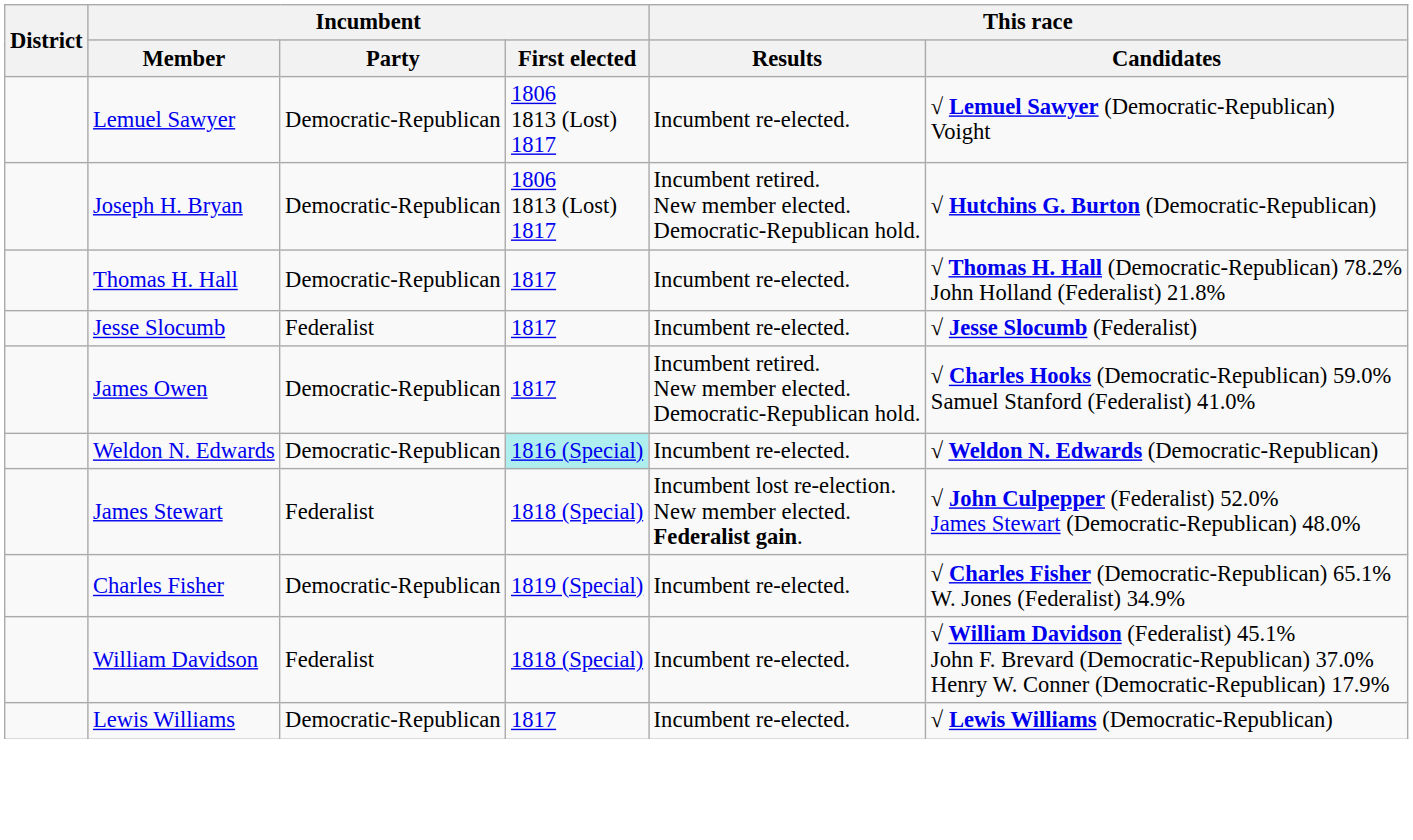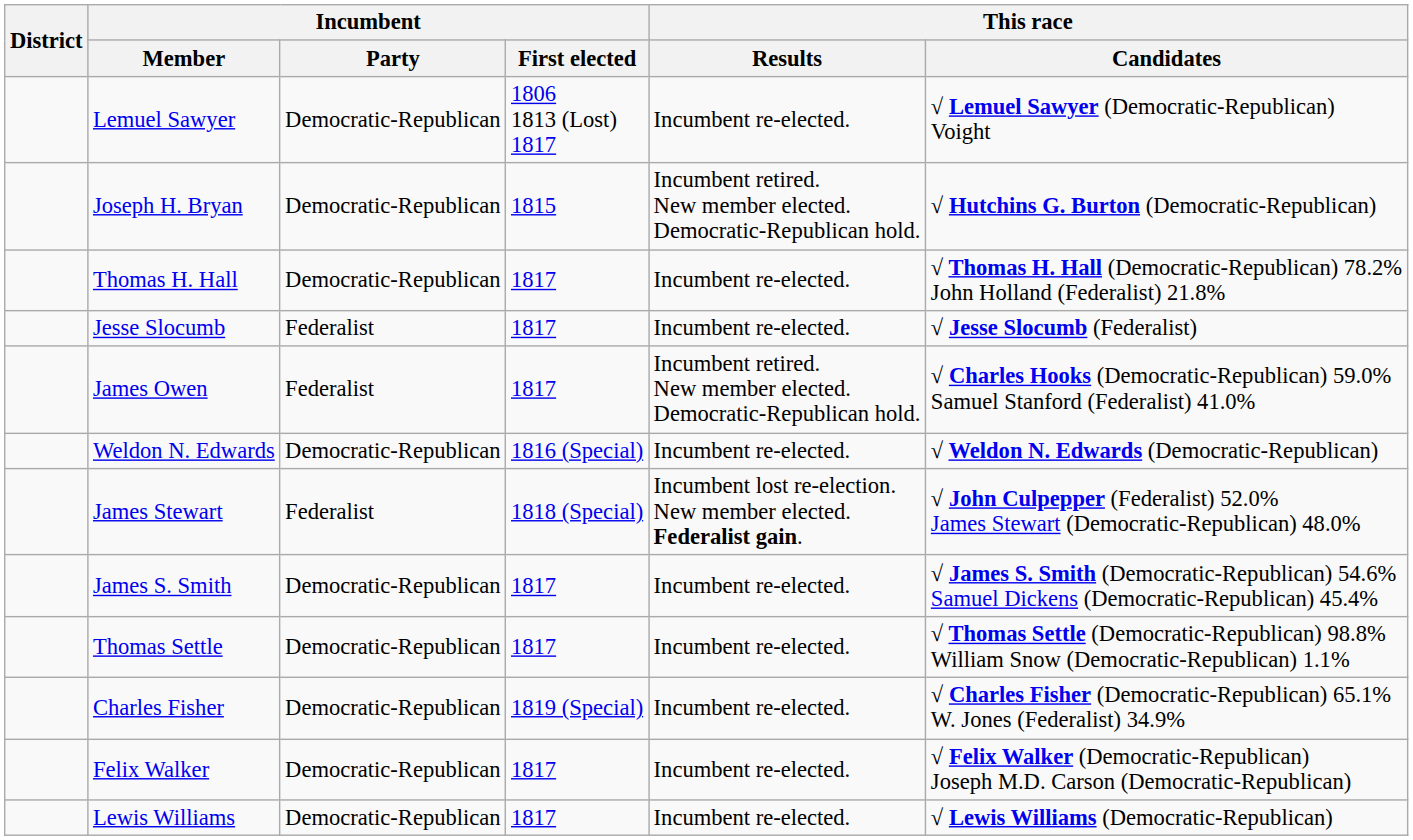(564, 205) 1806 1813 (Lost) 1817 -> (534, 205) 1815
(393, 389) Democratic-Republican -> (330, 389) Federalist
(577, 450) paleturquoise background -> (577, 450) no background
+ row: (162, 585)
+ row: (158, 646)
- row: (176, 659)
+ row: (151, 768)
